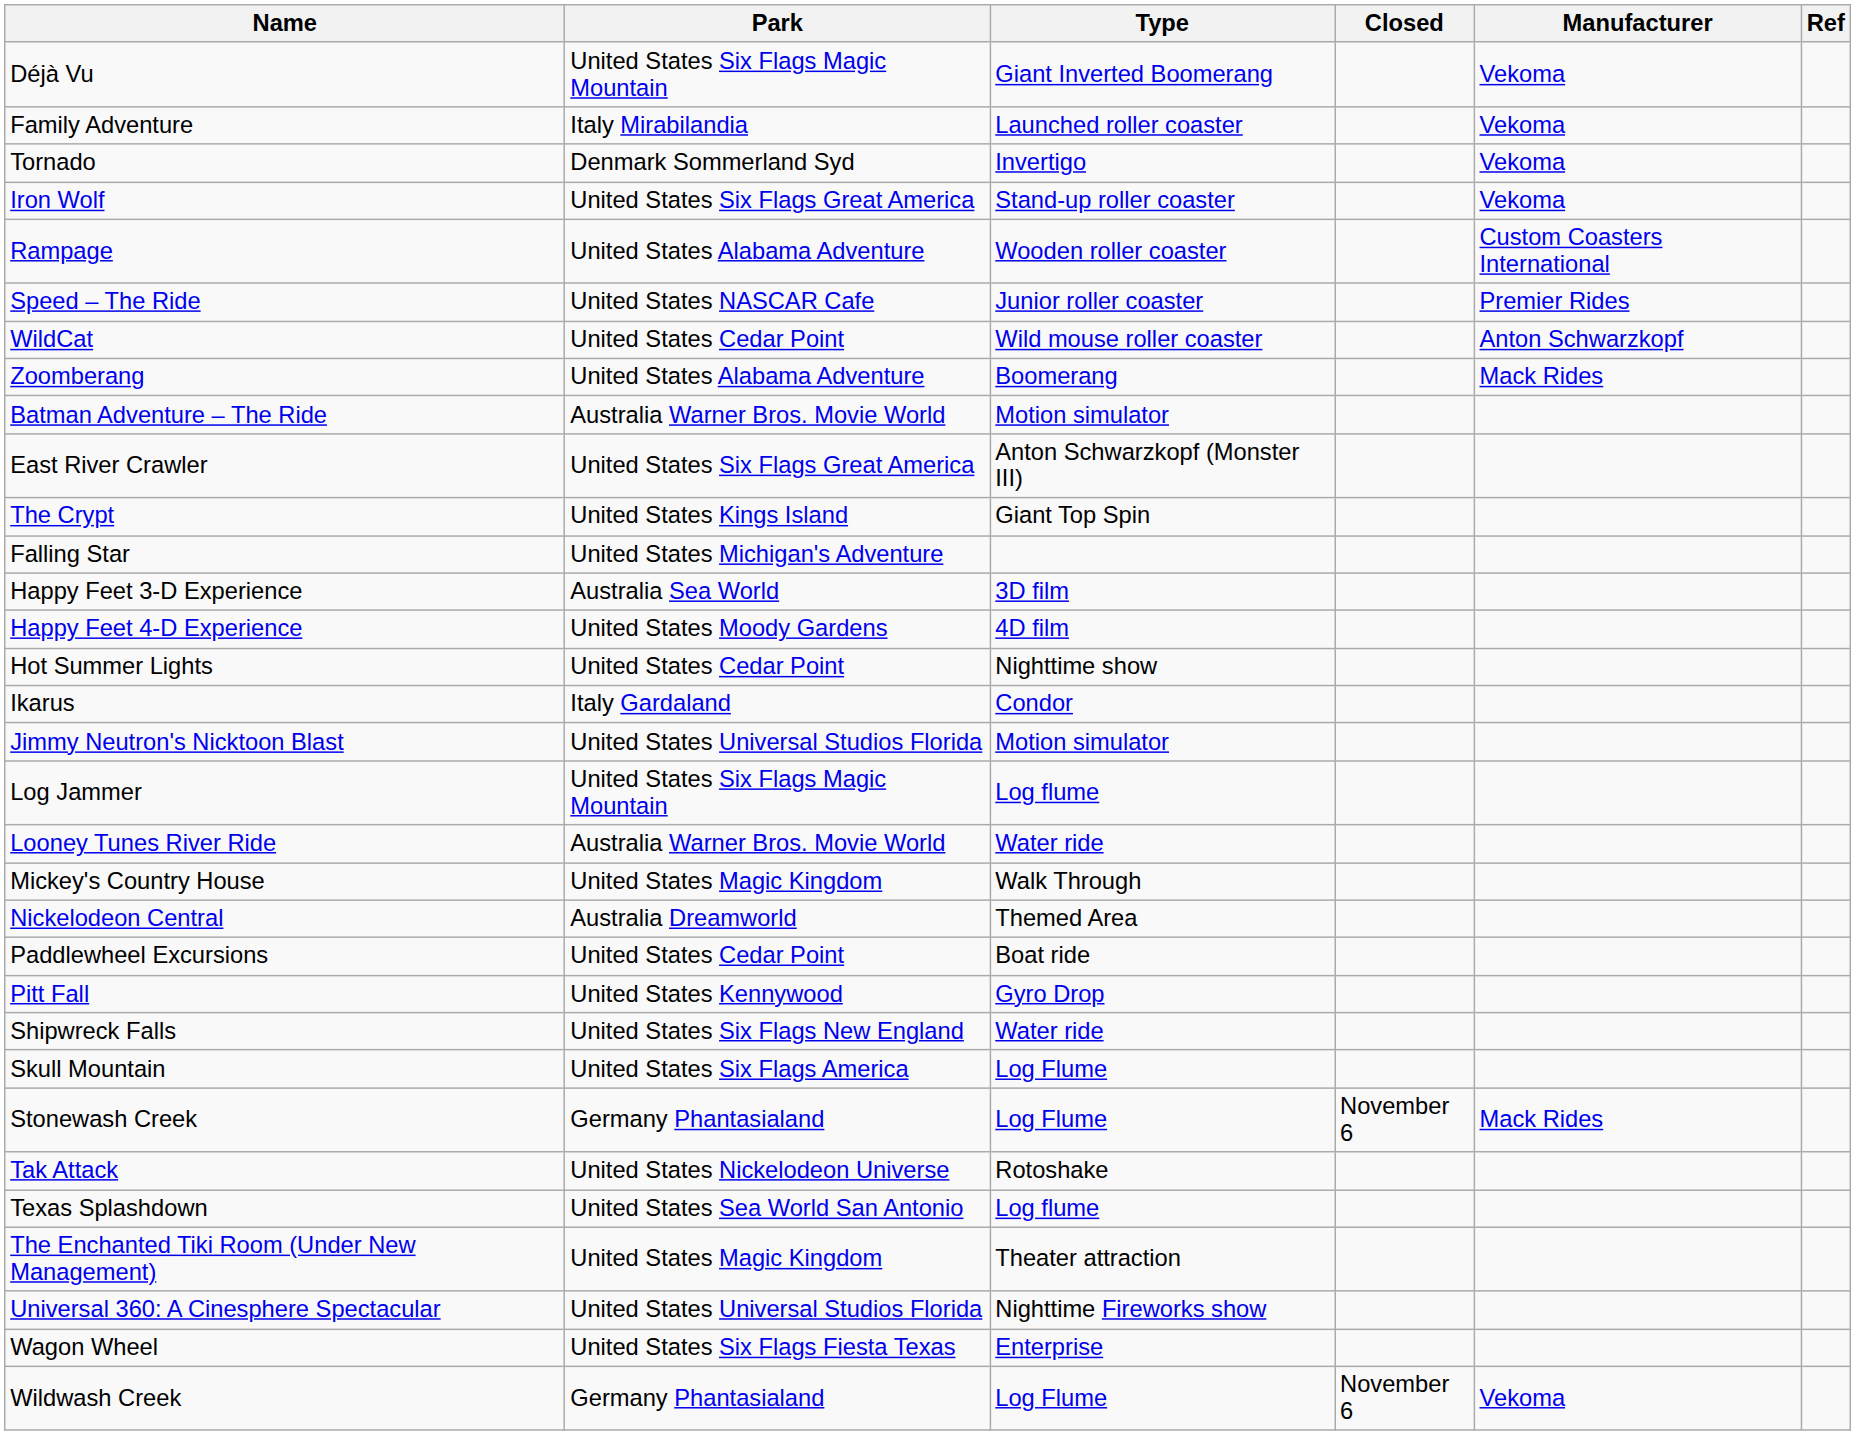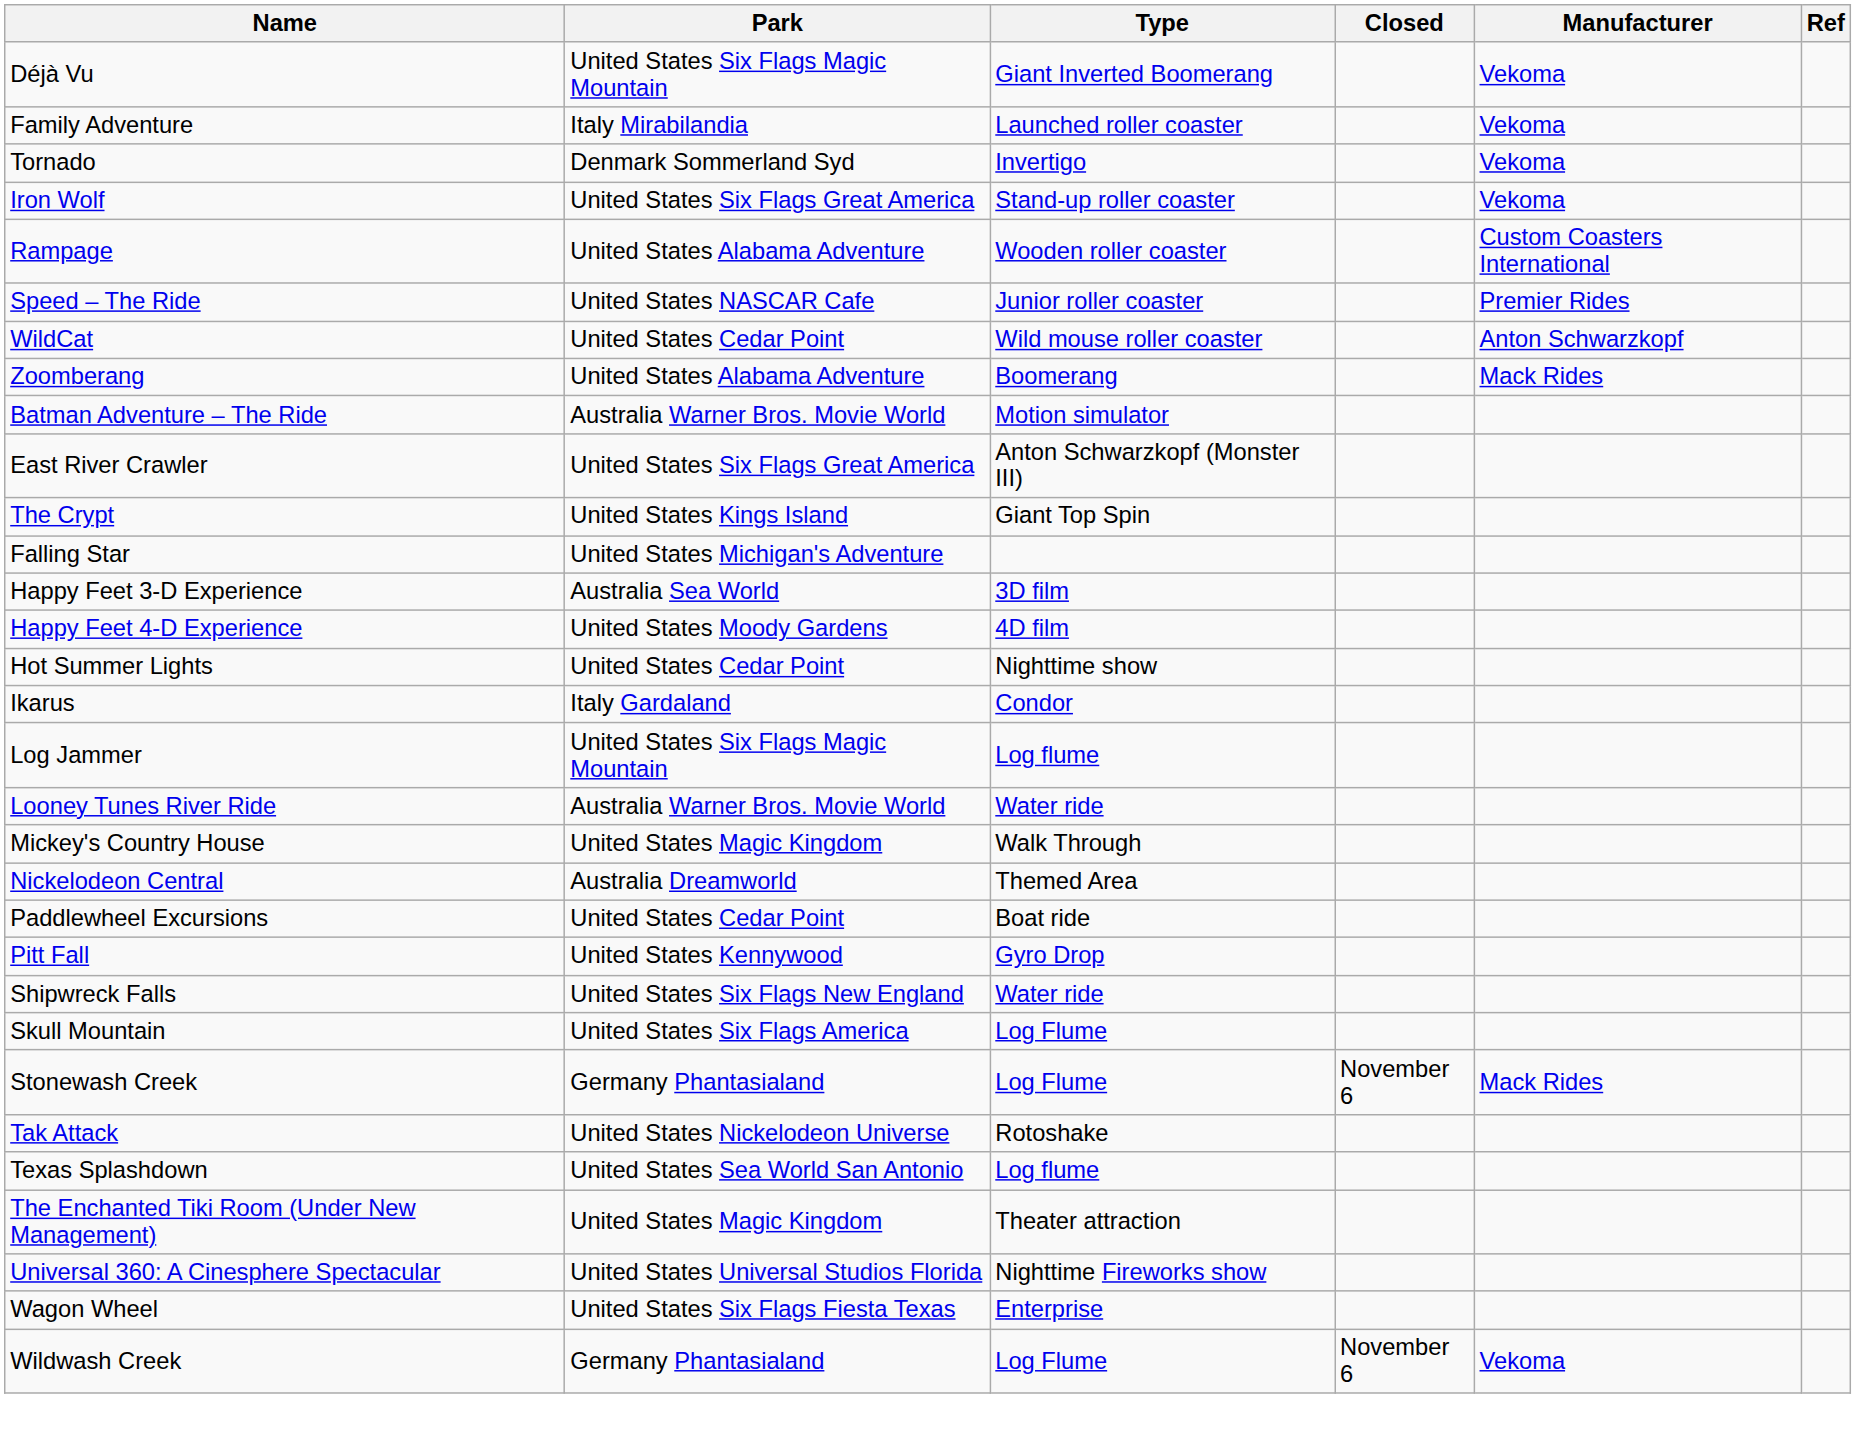- row: (177, 741)
